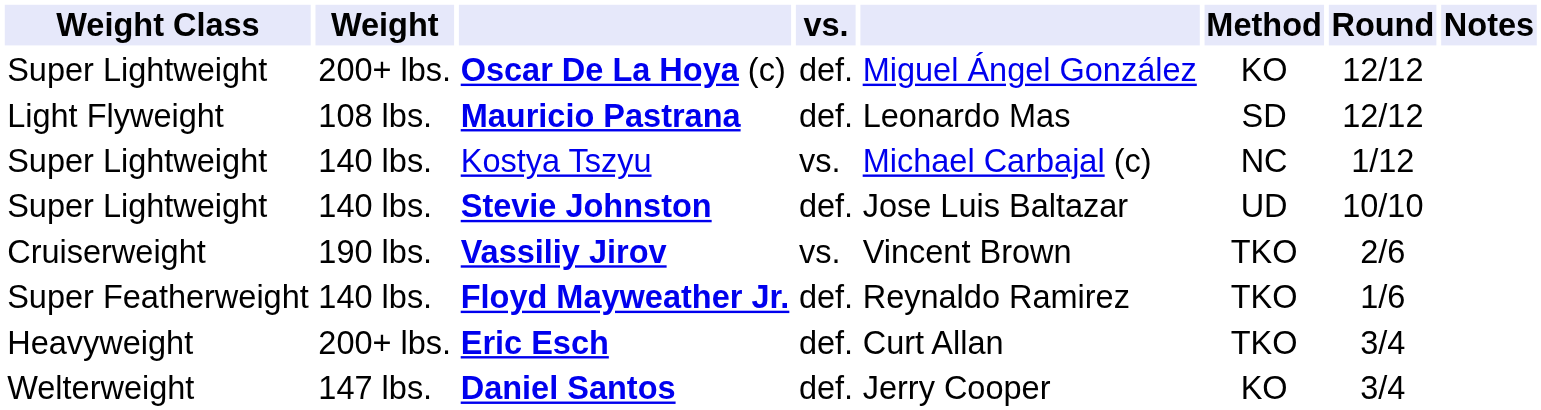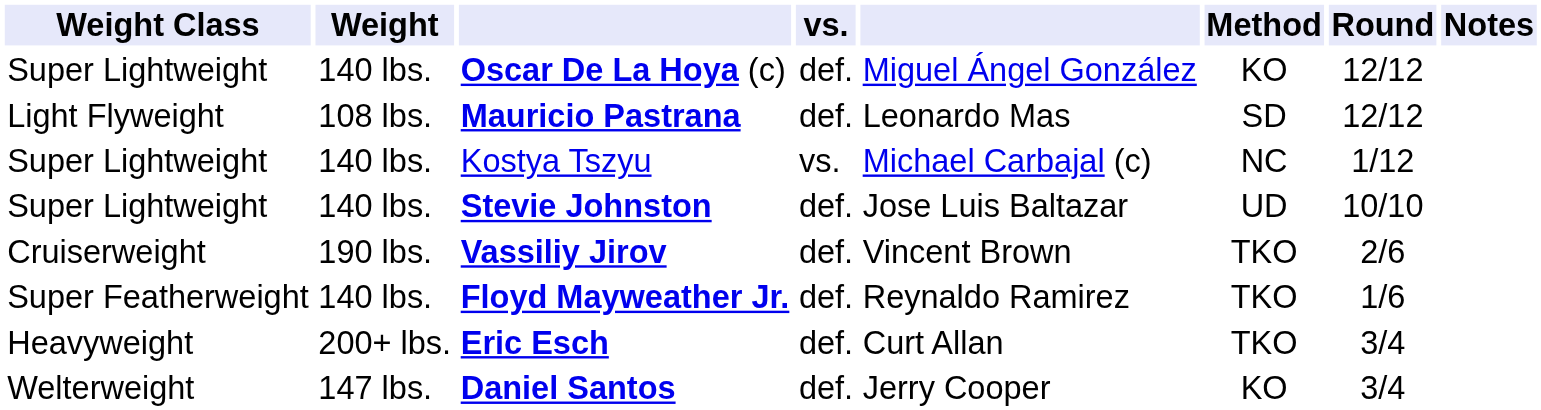(385, 71) 200+ lbs. -> (375, 71) 140 lbs.
(820, 252) vs. -> (826, 252) def.
